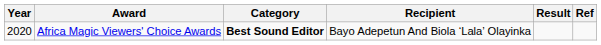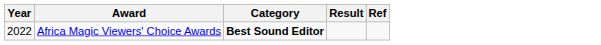- column: (430, 13)
(19, 31) 2020 -> (19, 31) 2022
